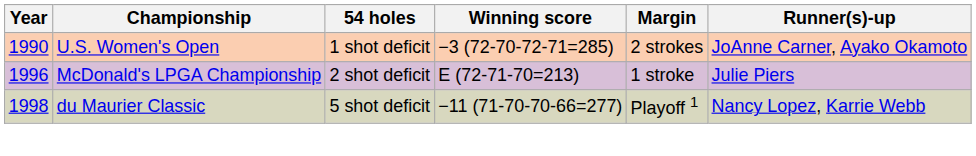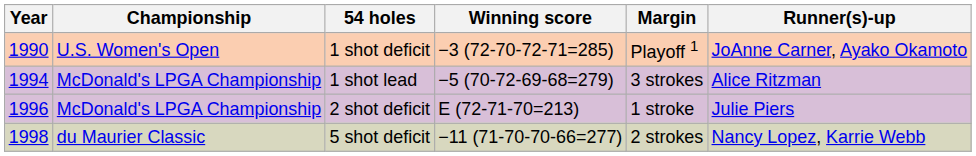(667, 47) 2 strokes -> (664, 49) Playoff 1
+ row: (373, 80)
(664, 106) Playoff 1 -> (667, 137) 2 strokes
